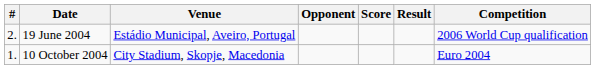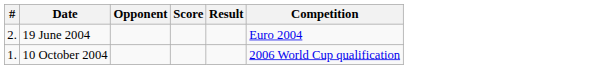- column: (204, 14)
(513, 34) 2006 World Cup qualification -> (276, 34) Euro 2004
(464, 54) Euro 2004 -> (325, 54) 2006 World Cup qualification
